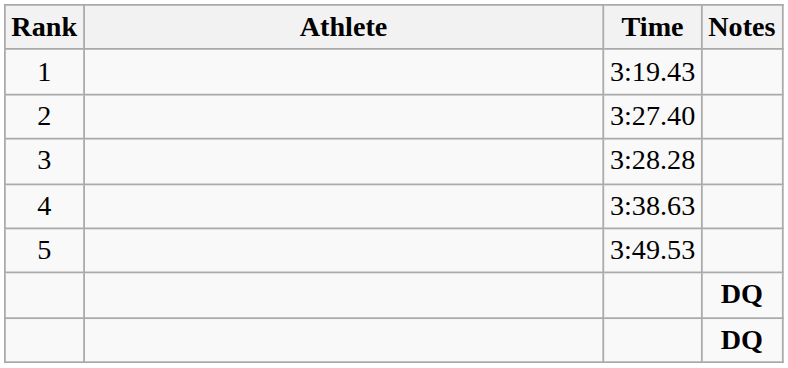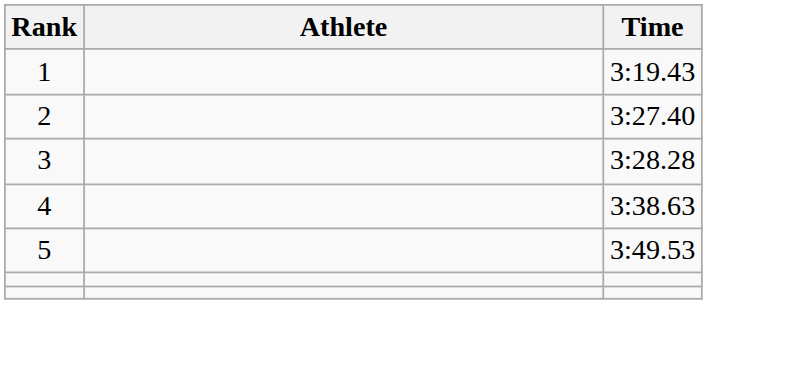- column: (742, 26)
